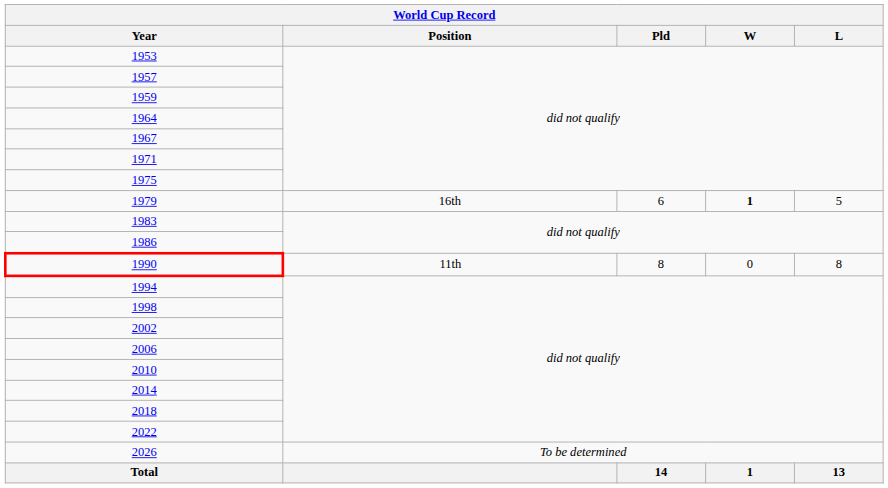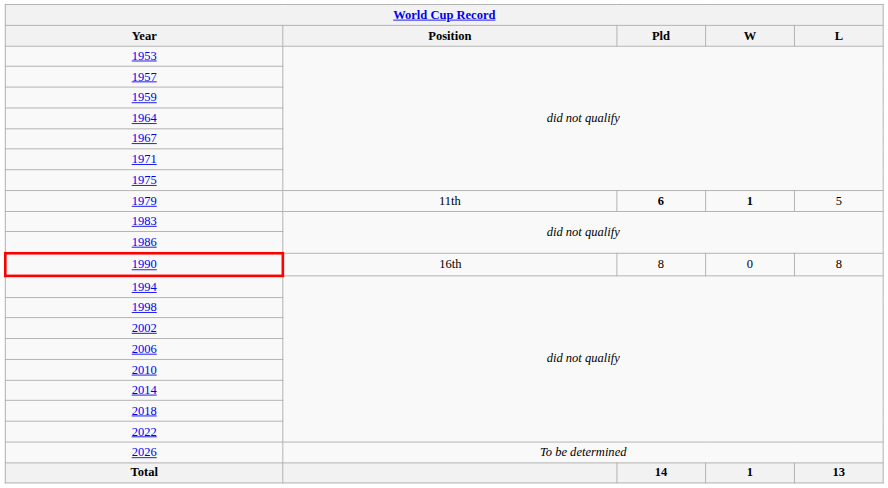(450, 201) 16th -> (450, 201) 11th
(661, 201) normal -> (661, 201) bold
(450, 264) 11th -> (450, 264) 16th
